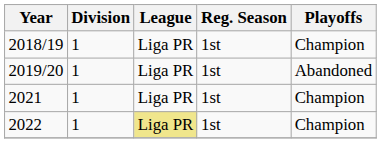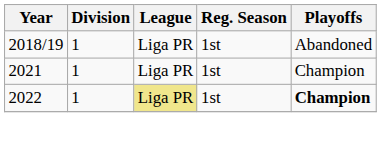(330, 44) Champion -> (333, 44) Abandoned
- row: (36, 71)
(330, 124) normal -> (332, 97) bold
